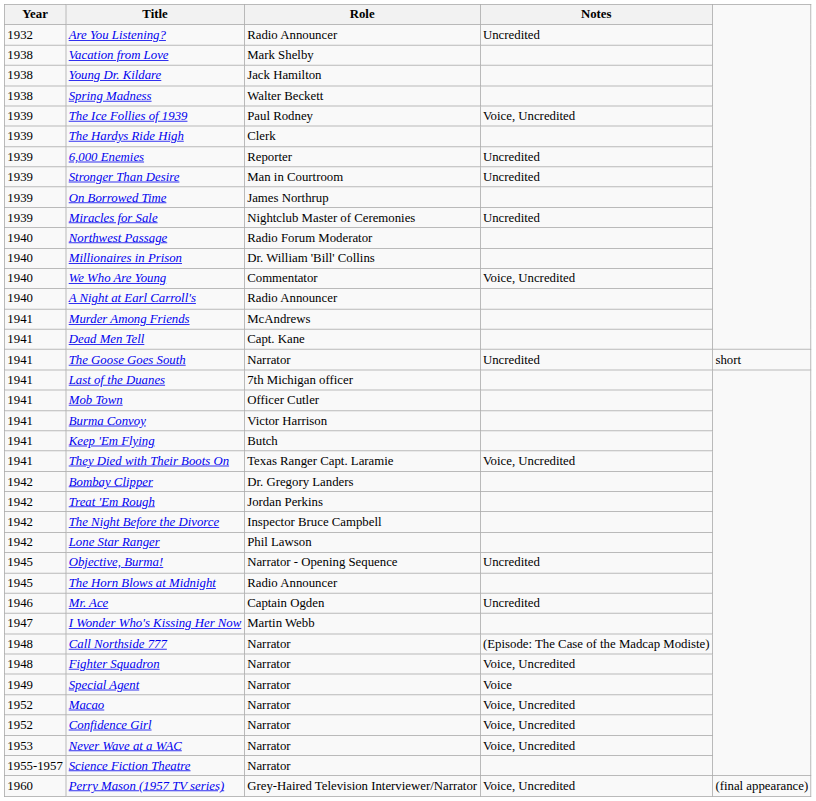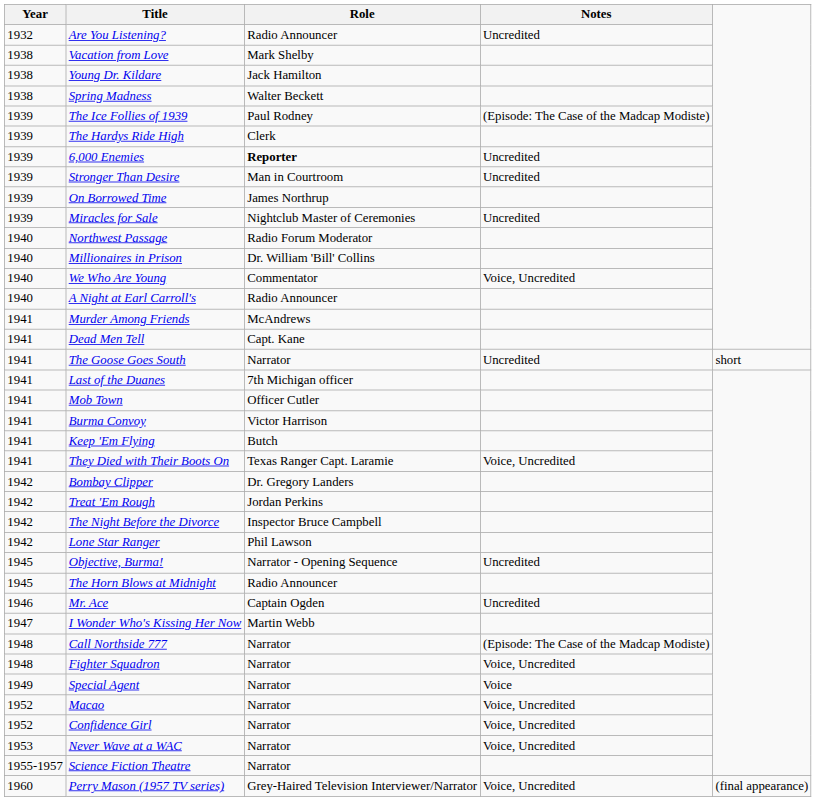(529, 116) Voice, Uncredited -> (596, 116) (Episode: The Case of the Madcap Modiste)
(270, 156) normal -> (272, 156) bold
